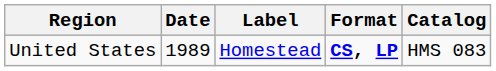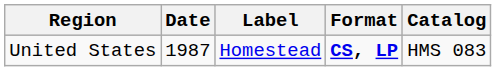(188, 51) 1989 -> (188, 51) 1987
